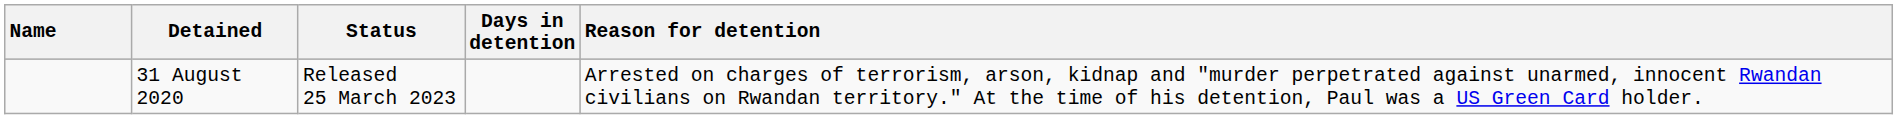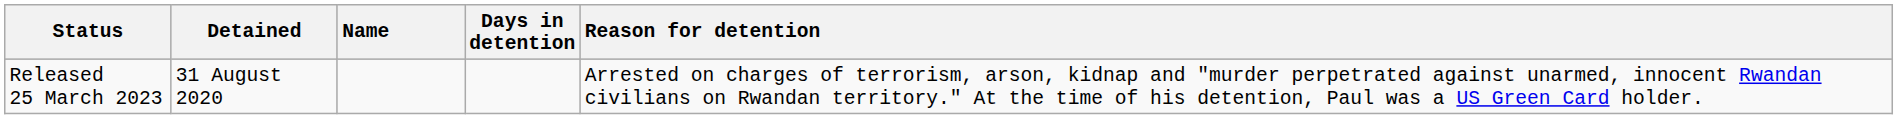columns swapped: (33, 32) <-> (381, 32)
